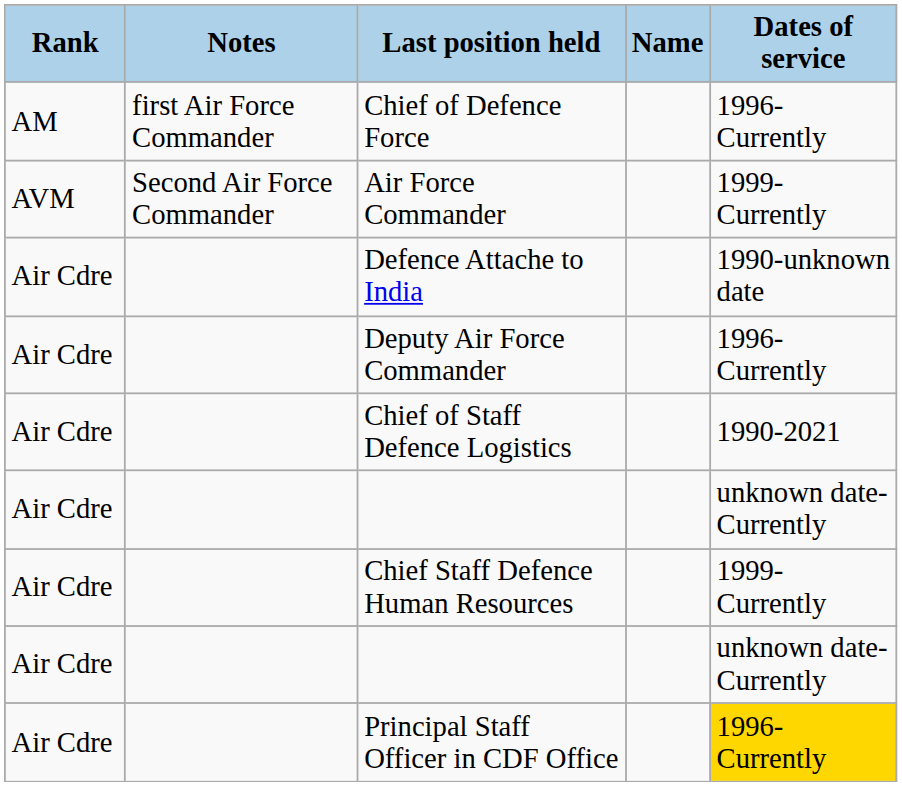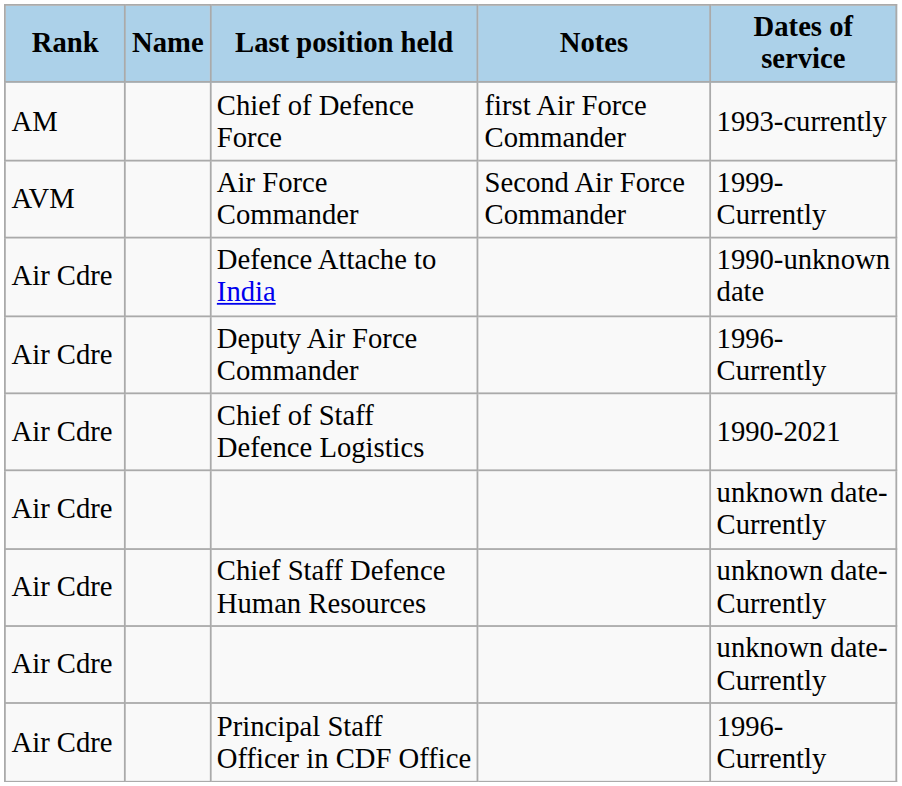columns swapped: (668, 43) <-> (242, 43)
(771, 120) 1996-Currently -> (802, 120) 1993-currently
(771, 586) 1999-Currently -> (802, 586) unknown date-Currently
(771, 742) gold background -> (771, 742) no background
